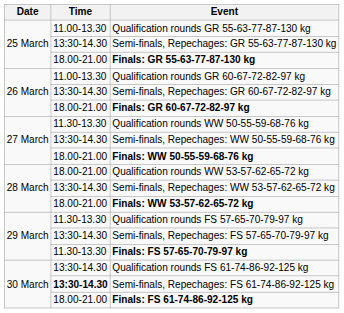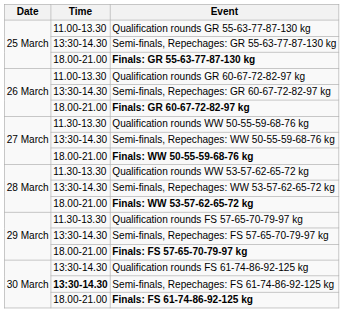(80, 172) 18.00-21.00 -> (80, 172) 11.30-13.30
(80, 252) 11.30-13.30 -> (80, 252) 18.00-21.00
